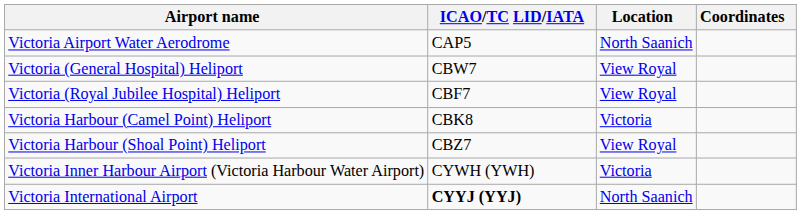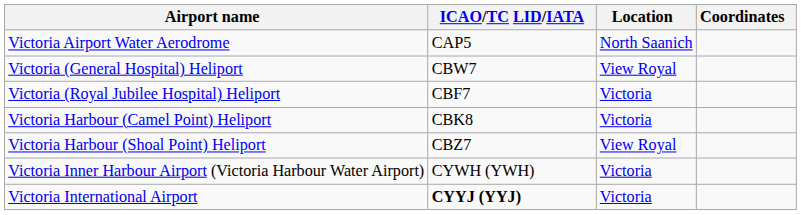(638, 94) View Royal -> (626, 94) Victoria
(646, 196) North Saanich -> (626, 196) Victoria
